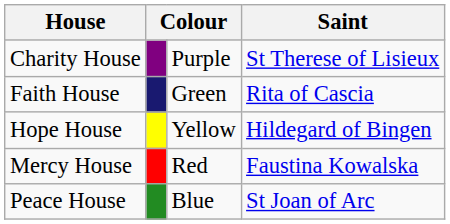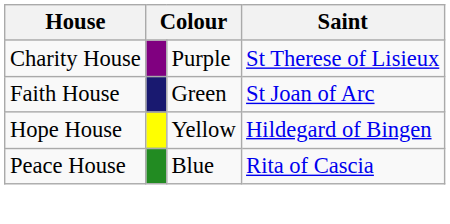(310, 93) Rita of Cascia -> (310, 93) St Joan of Arc
- row: (71, 165)
(310, 201) St Joan of Arc -> (310, 165) Rita of Cascia
